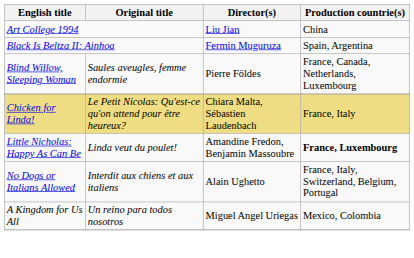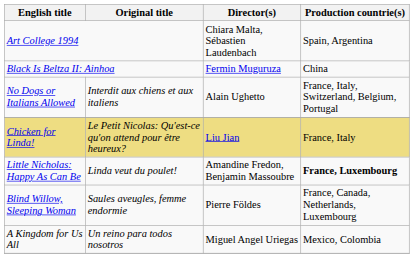(222, 29) Liu Jian -> (234, 40) Chiara Malta, Sébastien Laudenbach
(315, 29) China -> (338, 40) Spain, Argentina
(338, 45) Spain, Argentina -> (315, 69) China
rows swapped: (41, 73) <-> (41, 181)
(234, 113) Chiara Malta, Sébastien Laudenbach -> (222, 137) Liu Jian
